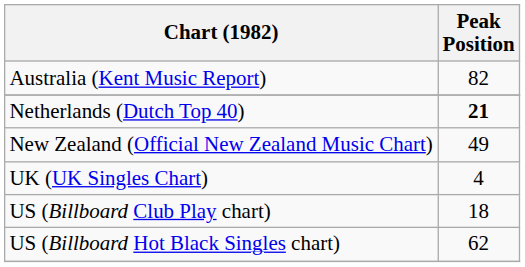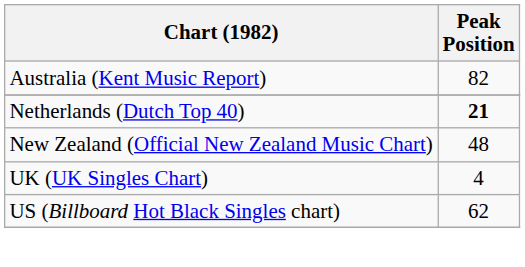(479, 144) 49 -> (479, 144) 48
- row: (140, 210)
